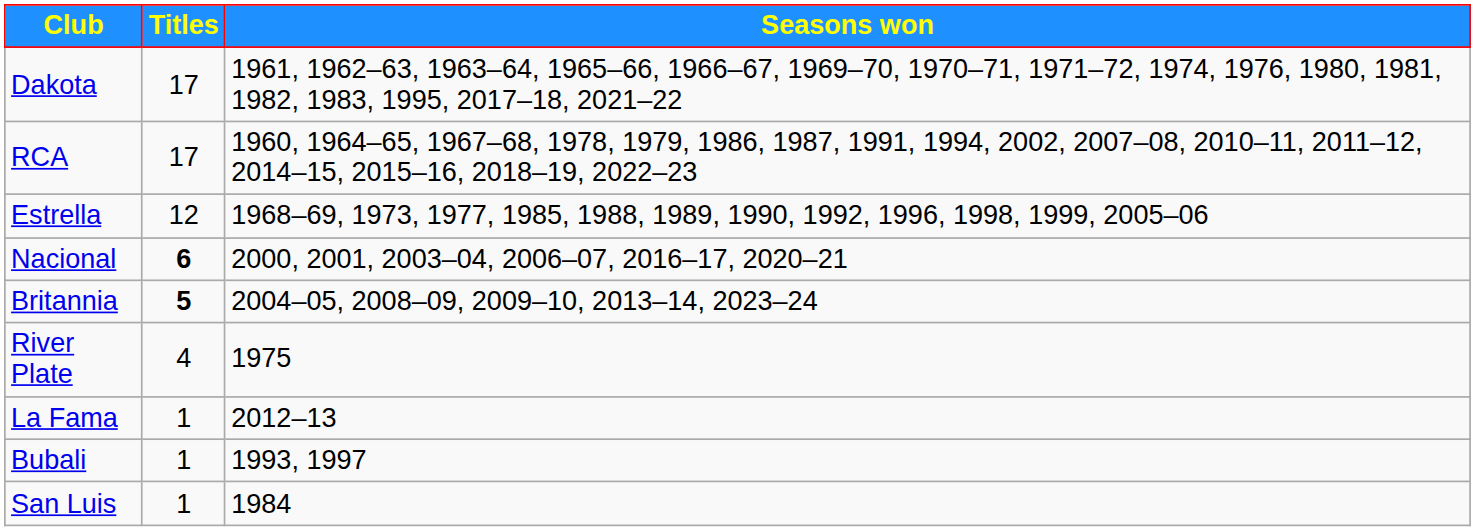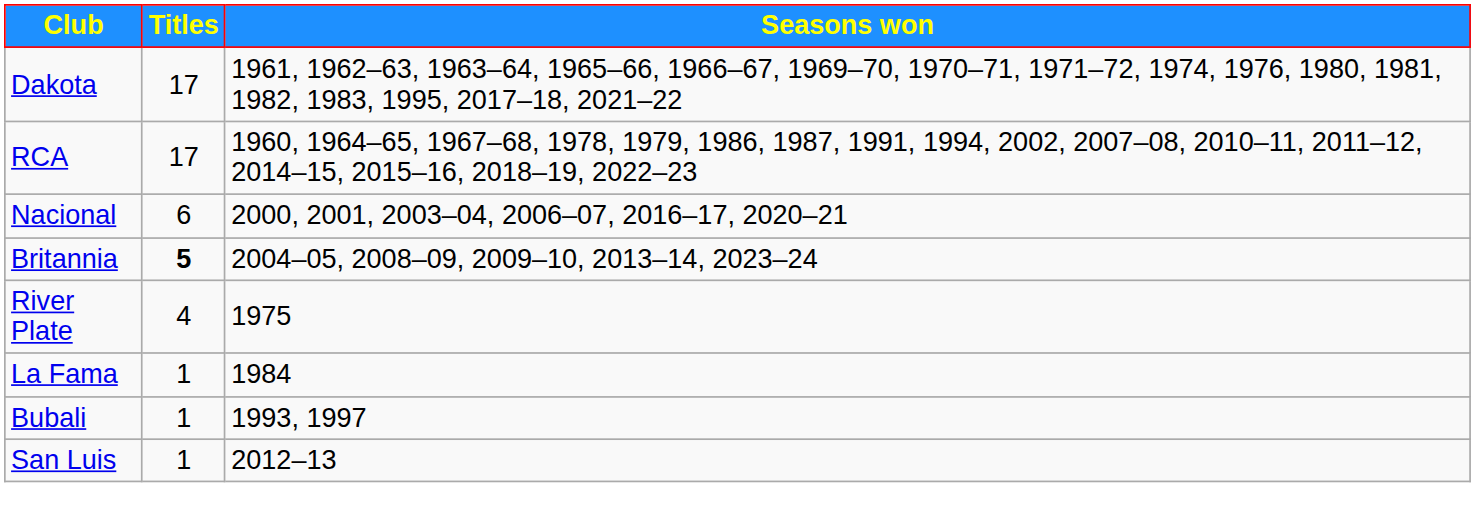- row: (56, 215)
(184, 258) bold -> (184, 215) normal
(284, 417) 2012–13 -> (261, 374) 1984
(261, 503) 1984 -> (284, 460) 2012–13
